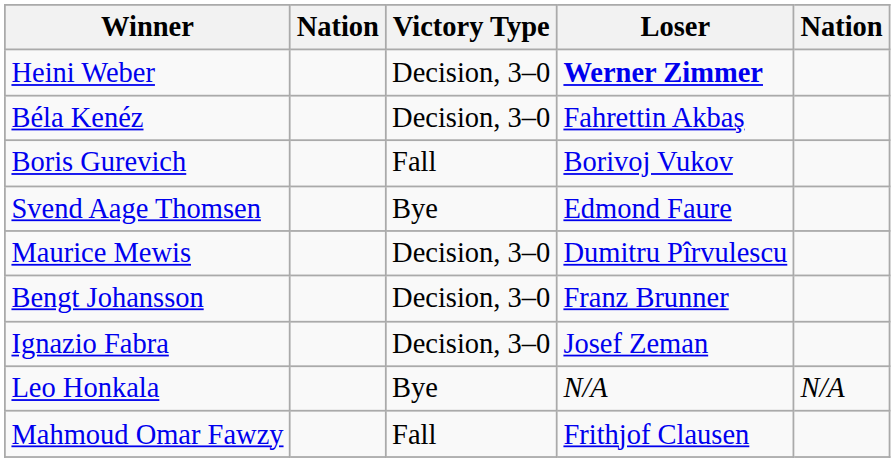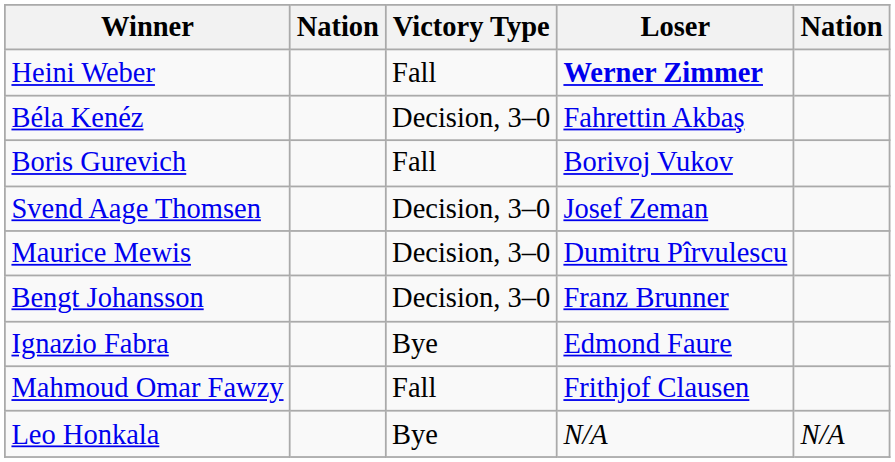(471, 72) Decision, 3–0 -> (414, 72) Fall
(415, 207) Bye -> (471, 207) Decision, 3–0
(648, 207) Edmond Faure -> (636, 207) Josef Zeman
(471, 343) Decision, 3–0 -> (415, 343) Bye
(636, 343) Josef Zeman -> (648, 343) Edmond Faure
rows swapped: (147, 433) <-> (85, 388)
